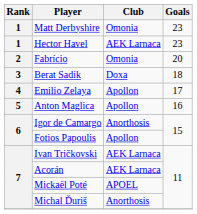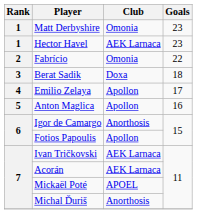(177, 59) 20 -> (177, 59) 22
